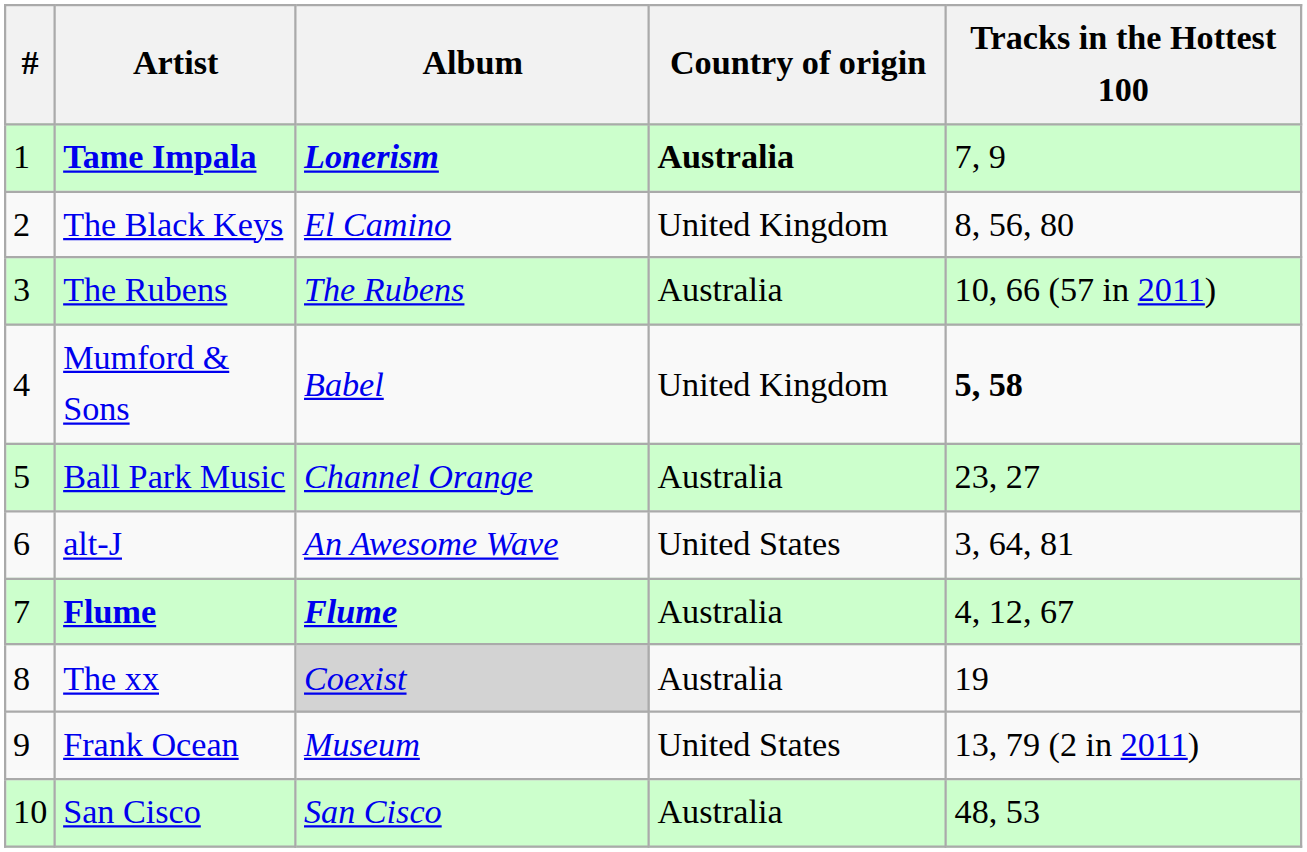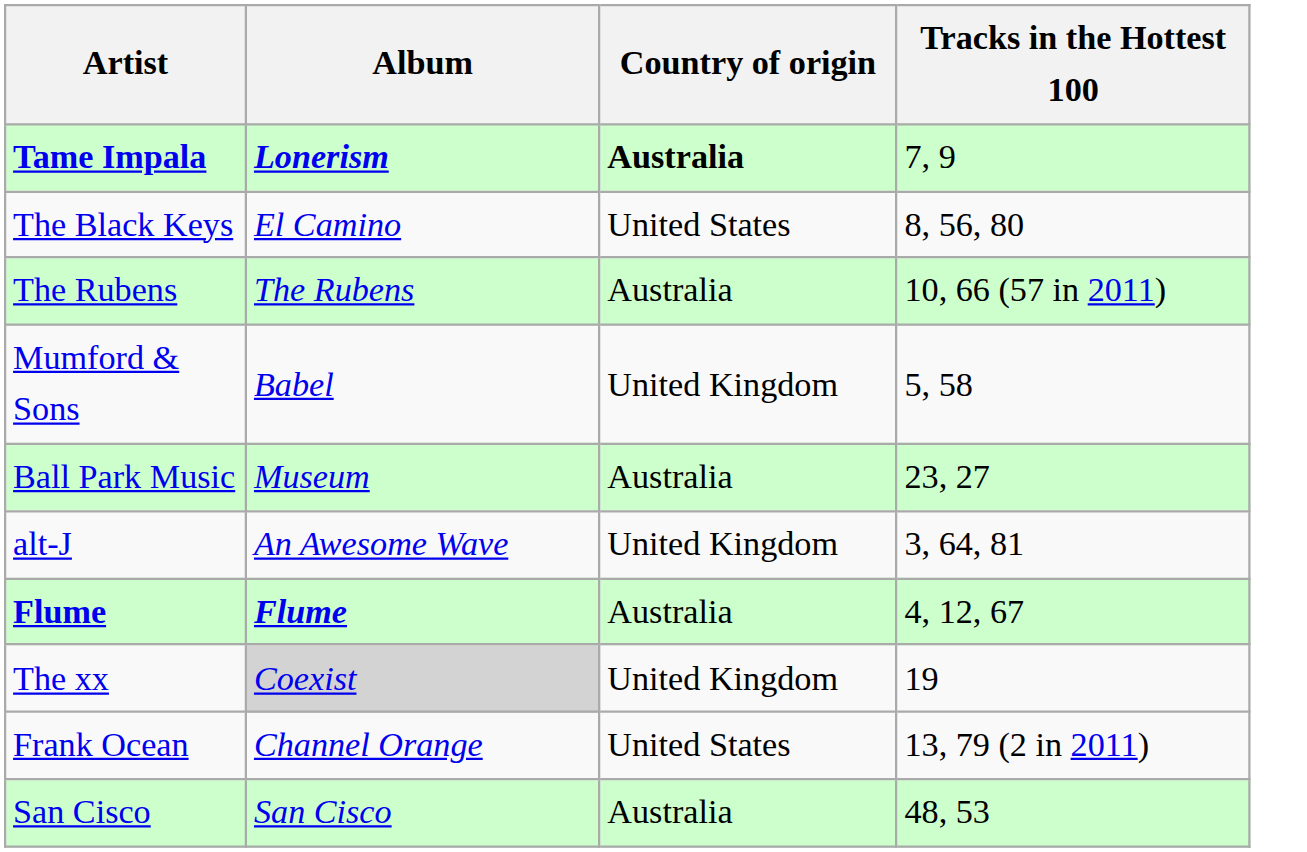- column: (30, 63)
(773, 223) United Kingdom -> (699, 223) United States
(989, 383) bold -> (939, 383) normal
(418, 475) Channel Orange -> (312, 475) Museum
(749, 543) United States -> (723, 543) United Kingdom
(720, 677) Australia -> (723, 677) United Kingdom
(362, 744) Museum -> (368, 744) Channel Orange
